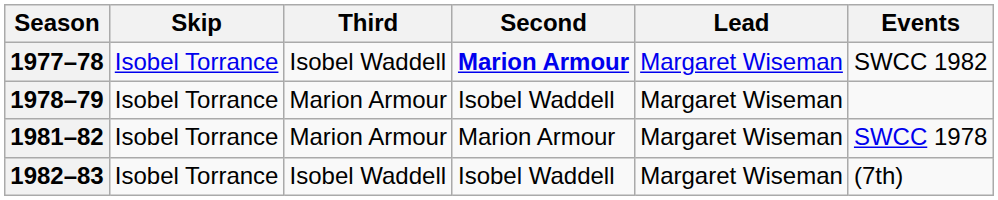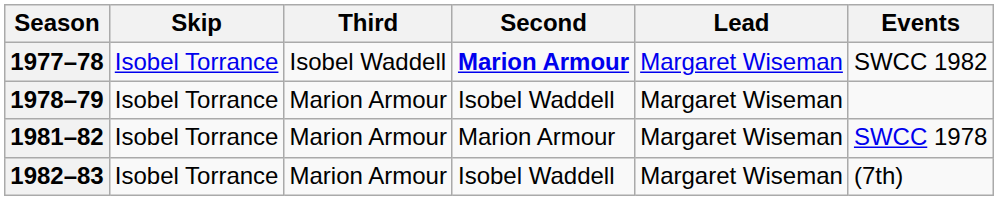(368, 175) Isobel Waddell -> (368, 175) Marion Armour
